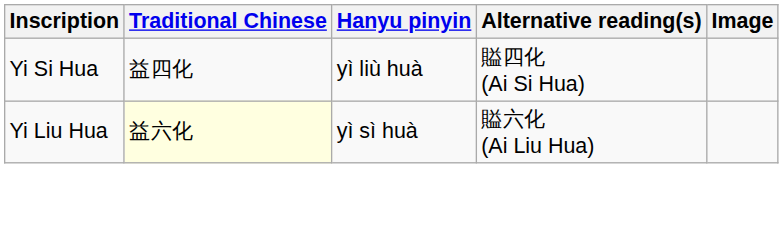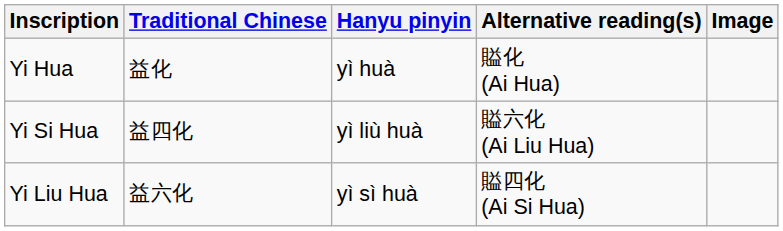+ row: (41, 69)
(533, 70) 賹四化 (Ai Si Hua) -> (538, 132) 賹六化 (Ai Liu Hua)
(161, 131) lightyellow background -> (161, 193) no background
(538, 132) 賹六化 (Ai Liu Hua) -> (533, 194) 賹四化 (Ai Si Hua)
